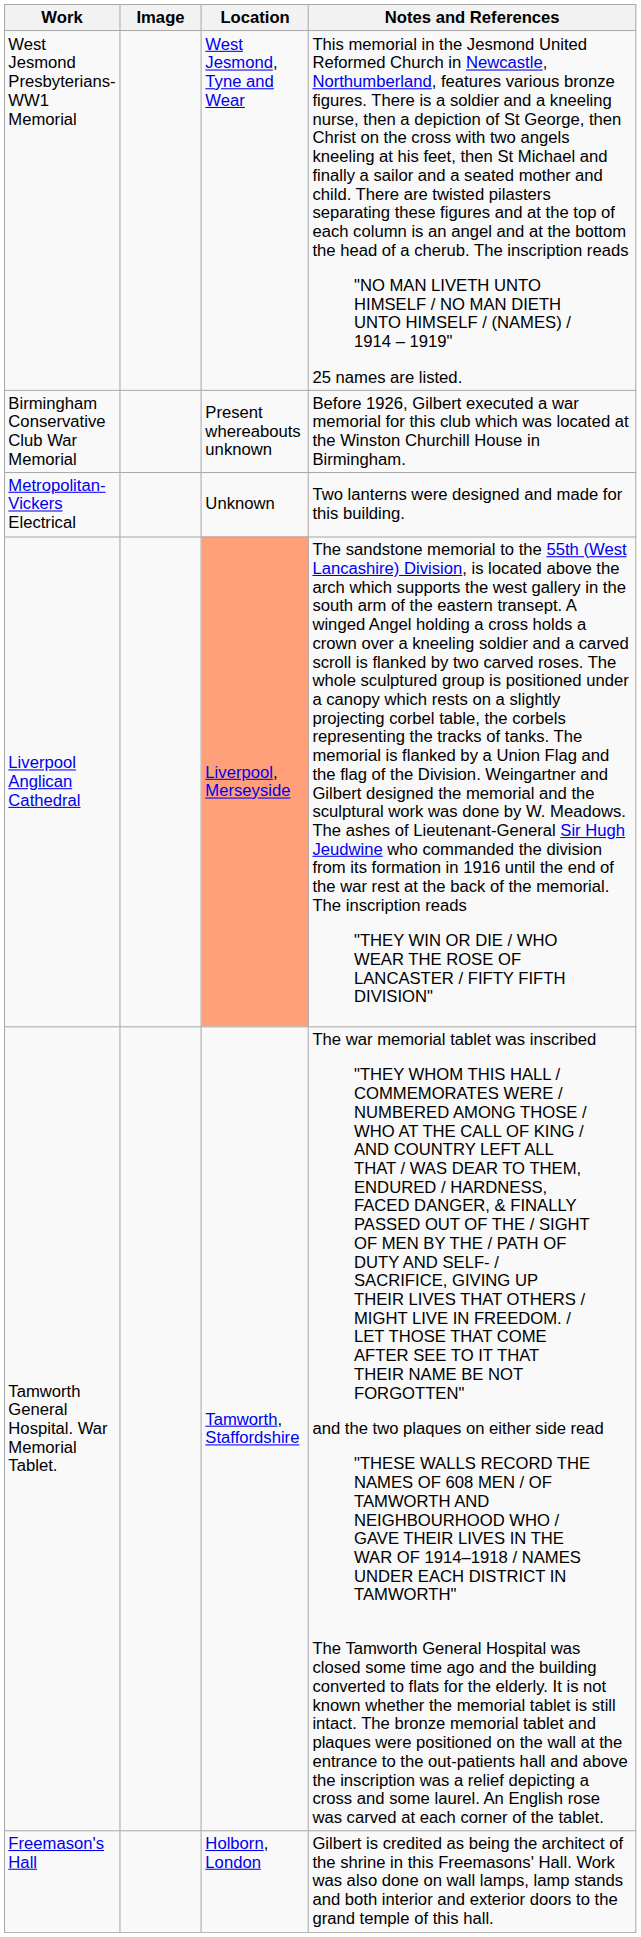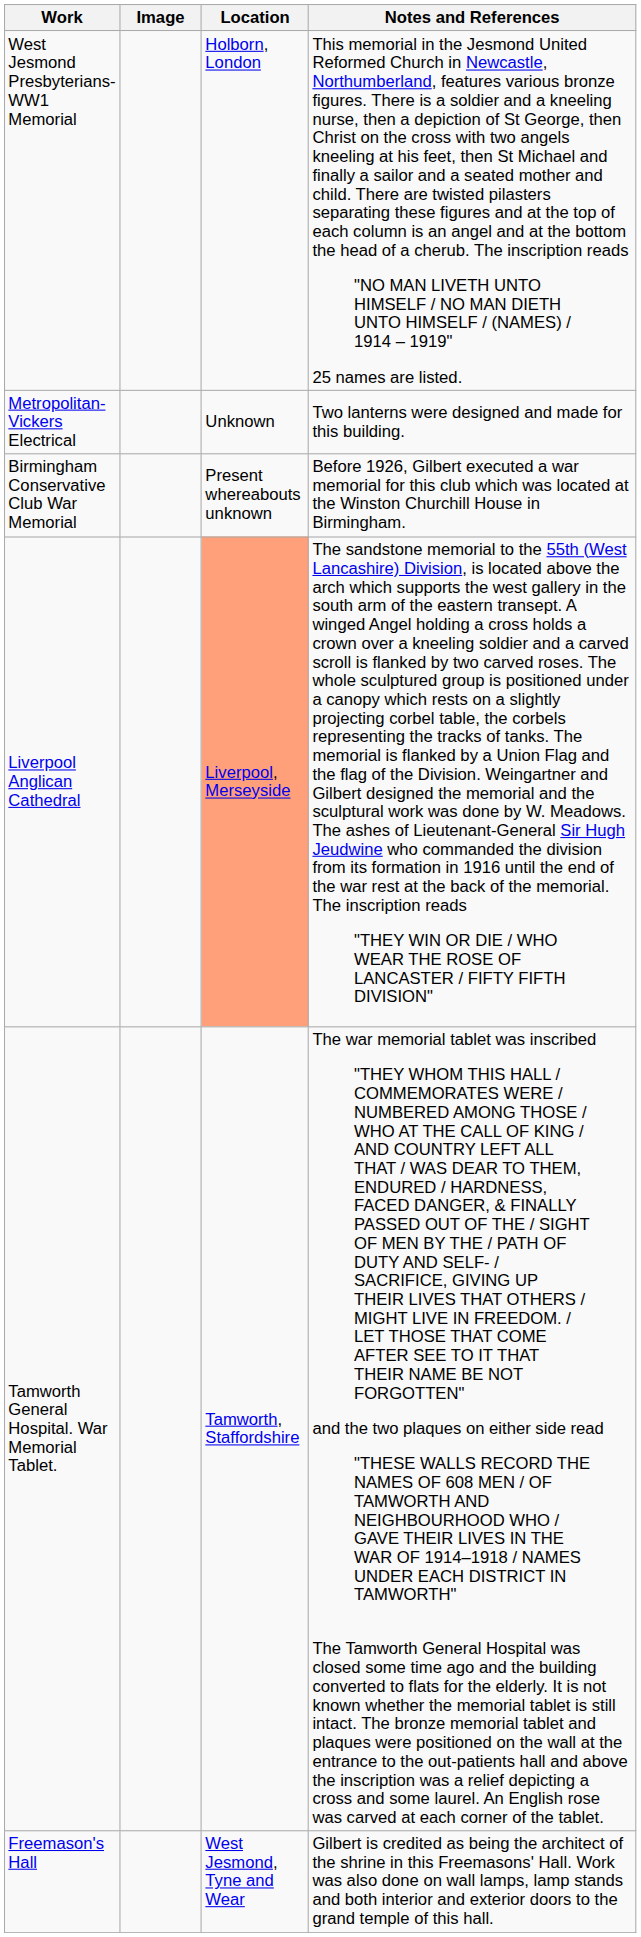(241, 72) West Jesmond, Tyne and Wear -> (237, 53) Holborn, London
rows swapped: (57, 431) <-> (57, 504)
(237, 1853) Holborn, London -> (241, 1872) West Jesmond, Tyne and Wear
